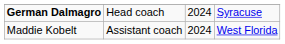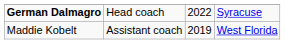(200, 13) 2024 -> (200, 13) 2022
(200, 30) 2024 -> (200, 30) 2019
